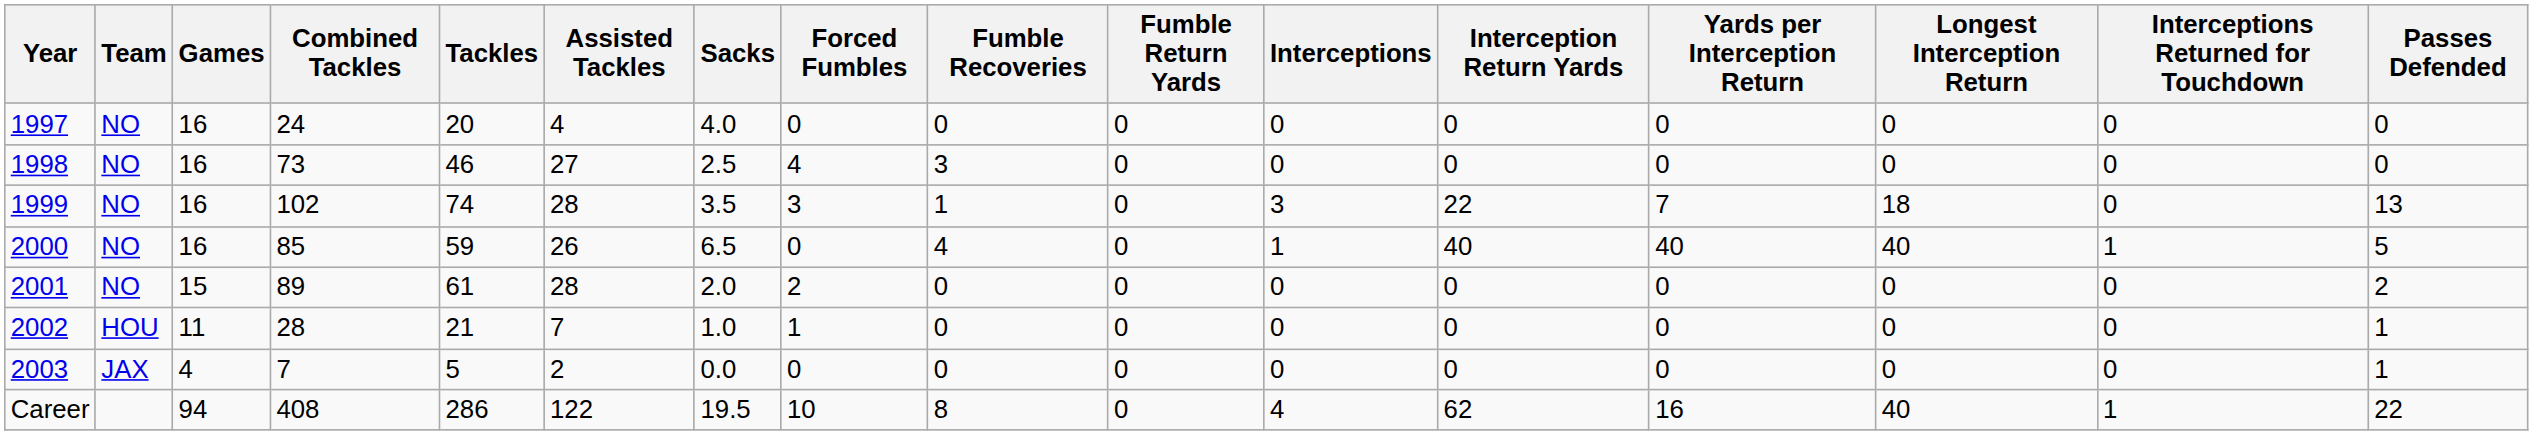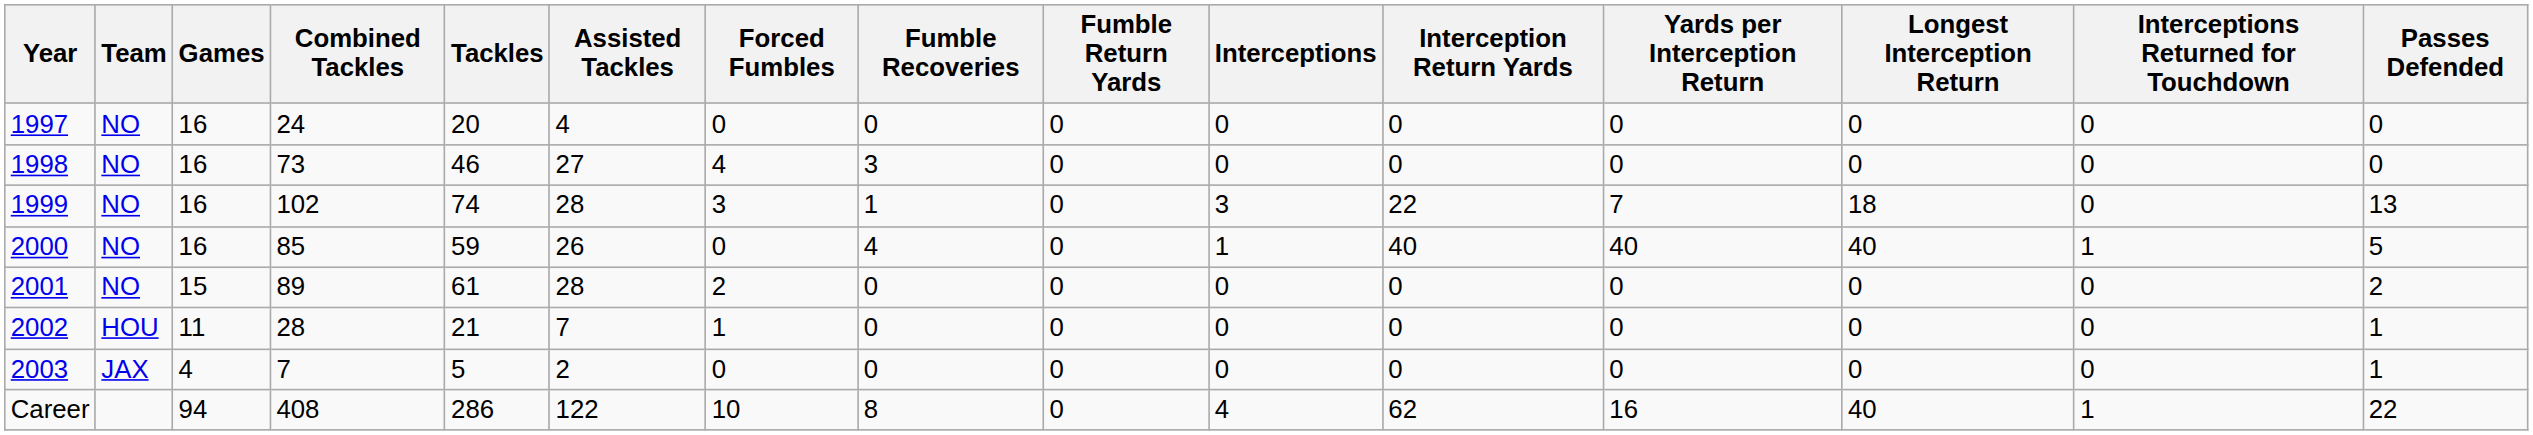- column: (738, 53)
